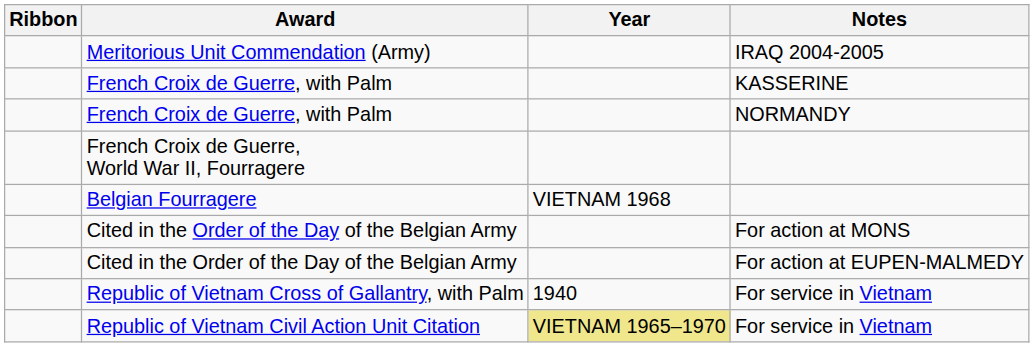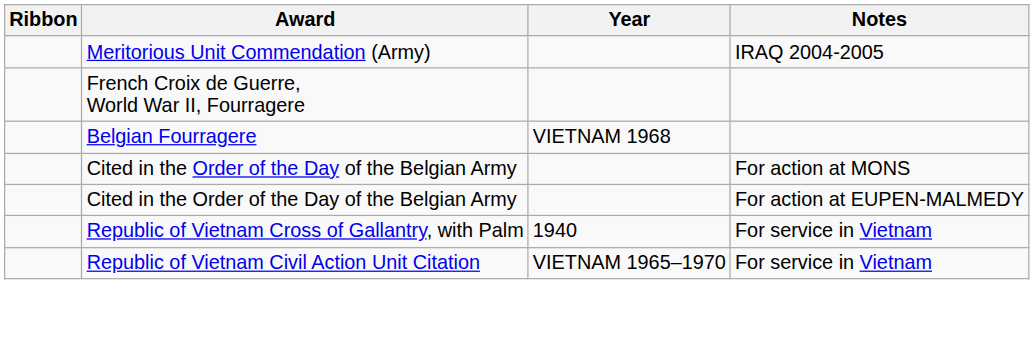- row: (239, 83)
- row: (239, 114)
(629, 325) khaki background -> (629, 262) no background
